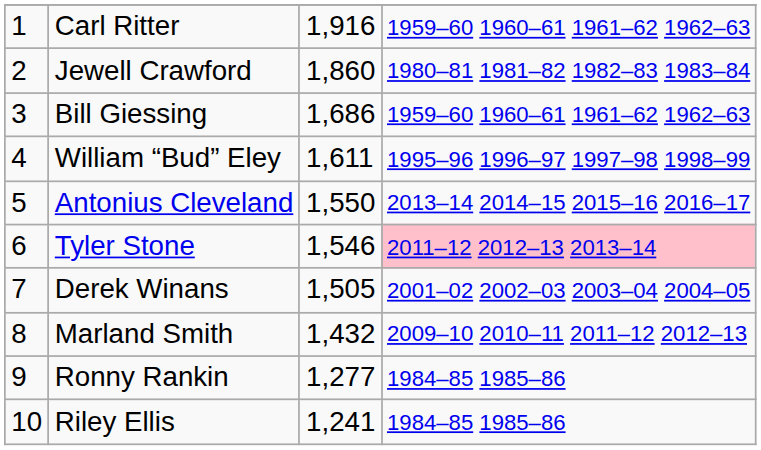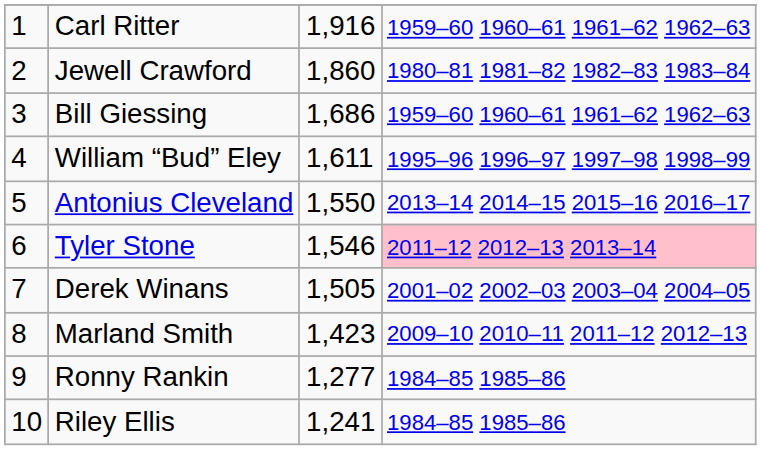(341, 333) 1,432 -> (341, 333) 1,423
